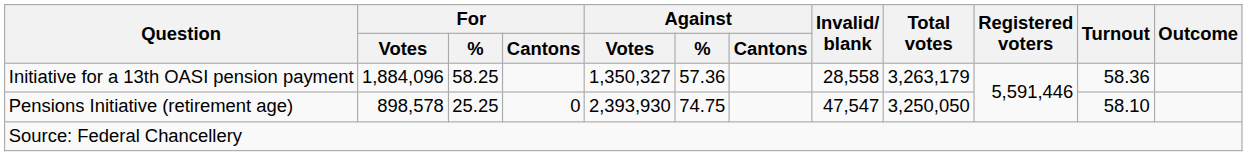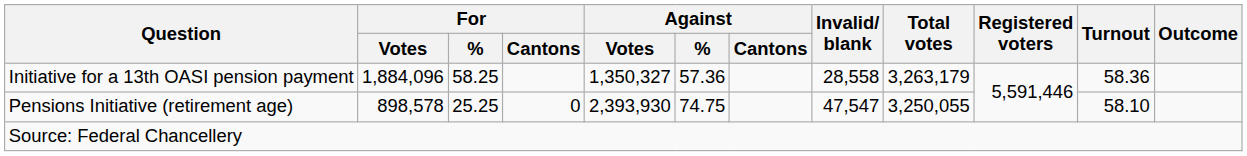(929, 106) 3,250,050 -> (929, 106) 3,250,055
